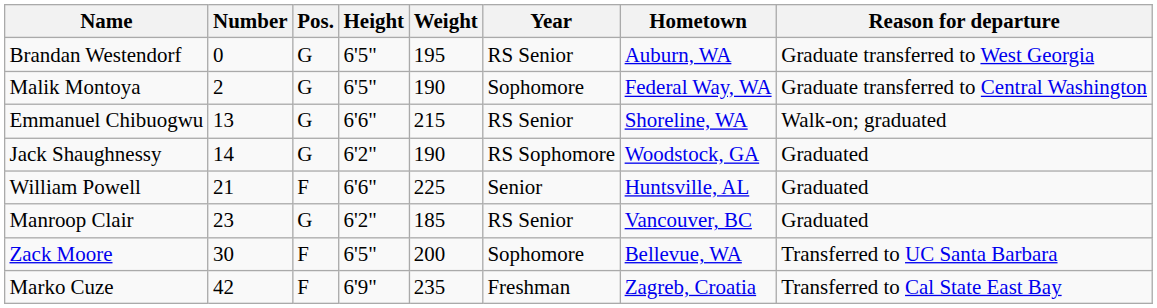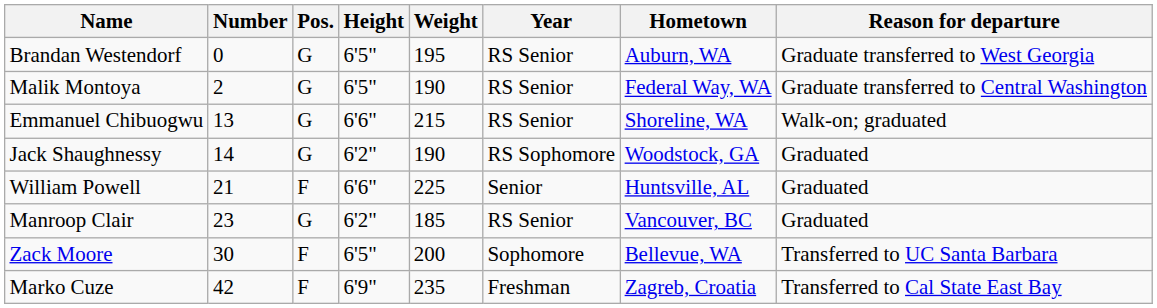(536, 87) Sophomore -> (530, 87) RS Senior
